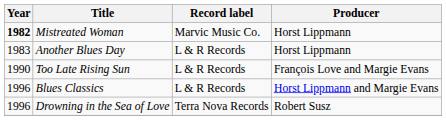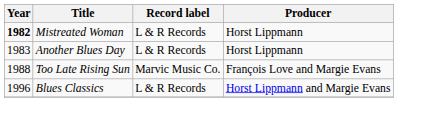(217, 32) Marvic Music Co. -> (170, 32) L & R Records
(19, 69) 1990 -> (19, 69) 1988
(210, 69) L & R Records -> (178, 69) Marvic Music Co.
- row: (103, 106)
